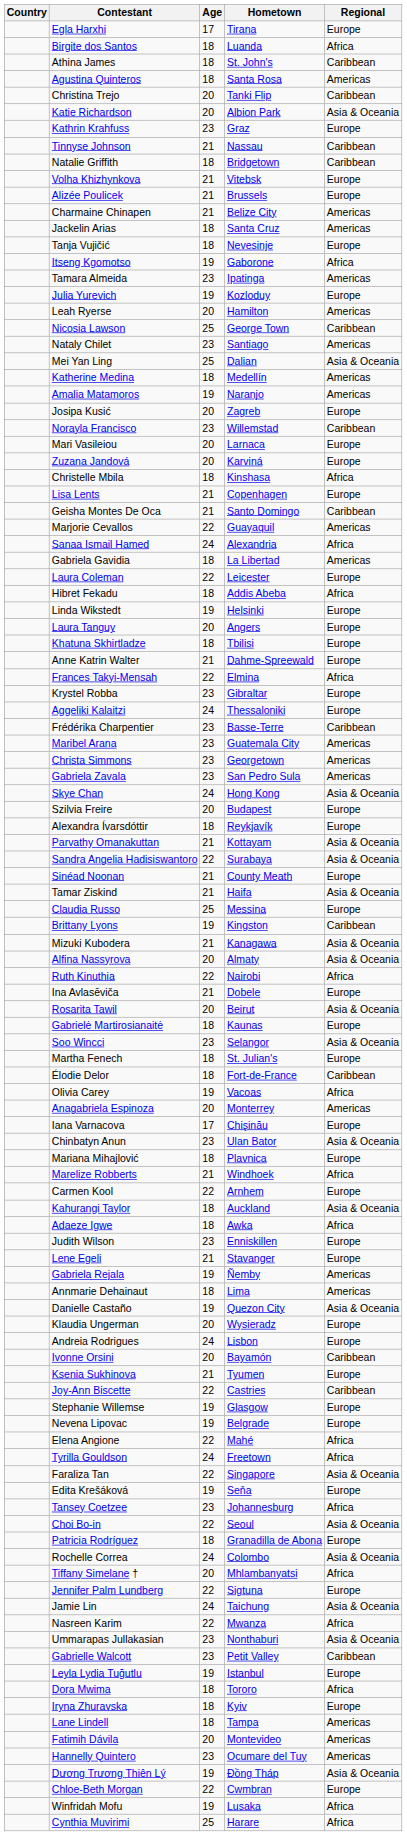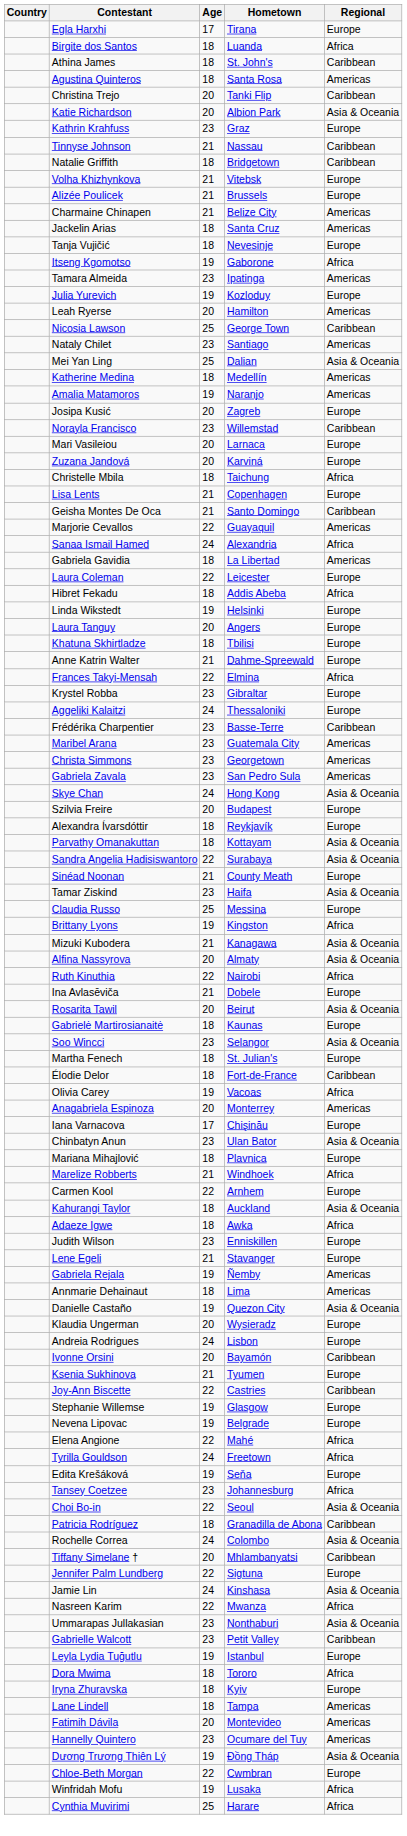(249, 478) Kinshasa -> (248, 478) Taichung
(208, 843) 21 -> (208, 843) 18
(208, 893) 21 -> (208, 893) 23
(351, 926) Caribbean -> (340, 926) Africa
- row: (80, 1474)
(344, 1540) Europe -> (351, 1524) Caribbean
(340, 1574) Africa -> (351, 1557) Caribbean
(248, 1607) Taichung -> (249, 1590) Kinshasa
